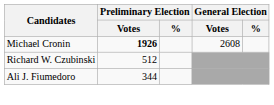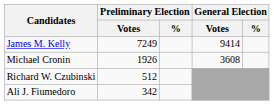+ row: (38, 44)
(147, 44) bold -> (147, 60) normal
(230, 44) 2608 -> (230, 60) 3608
(149, 76) 344 -> (149, 92) 342
